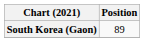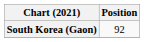(119, 29) 89 -> (119, 29) 92
